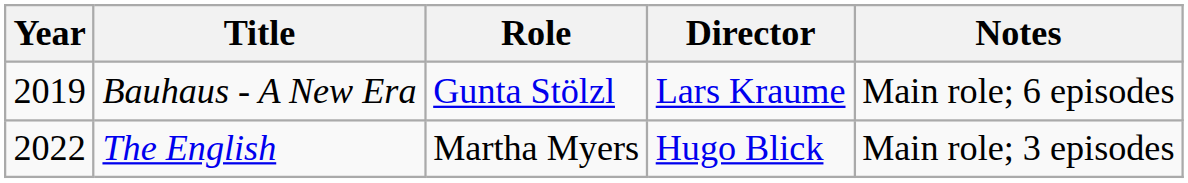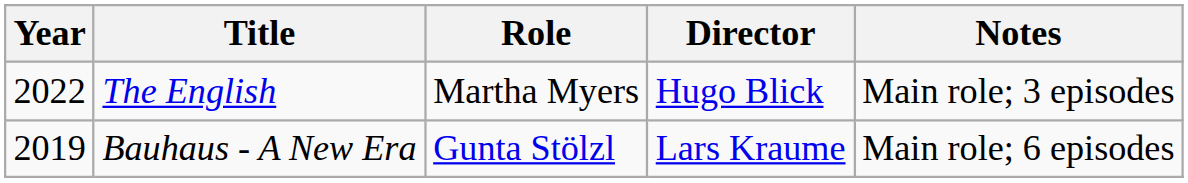rows swapped: (259, 90) <-> (189, 147)
